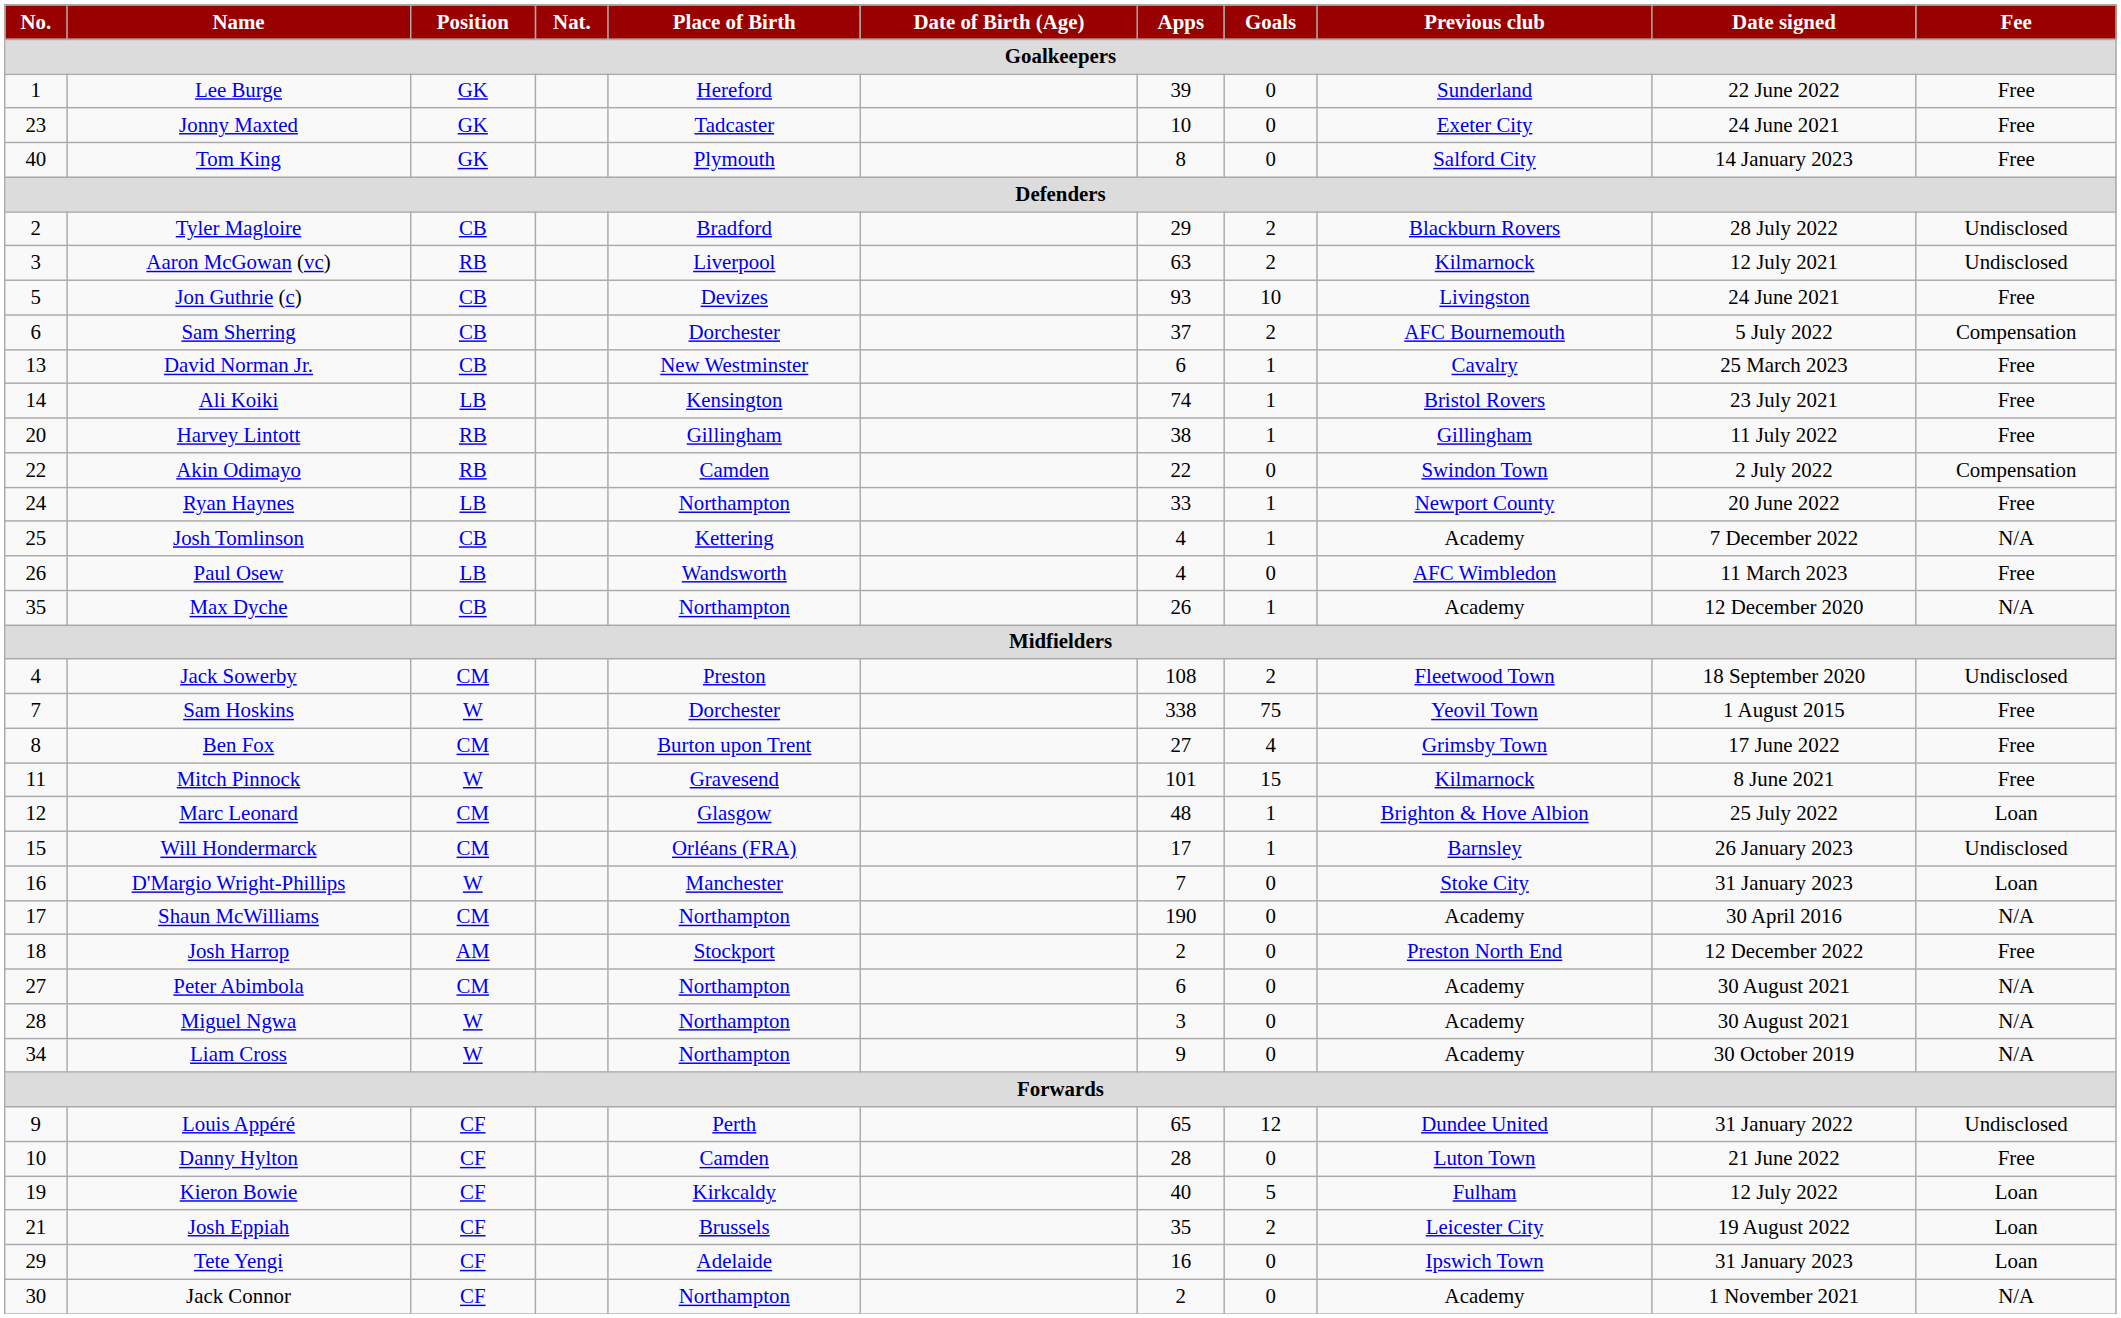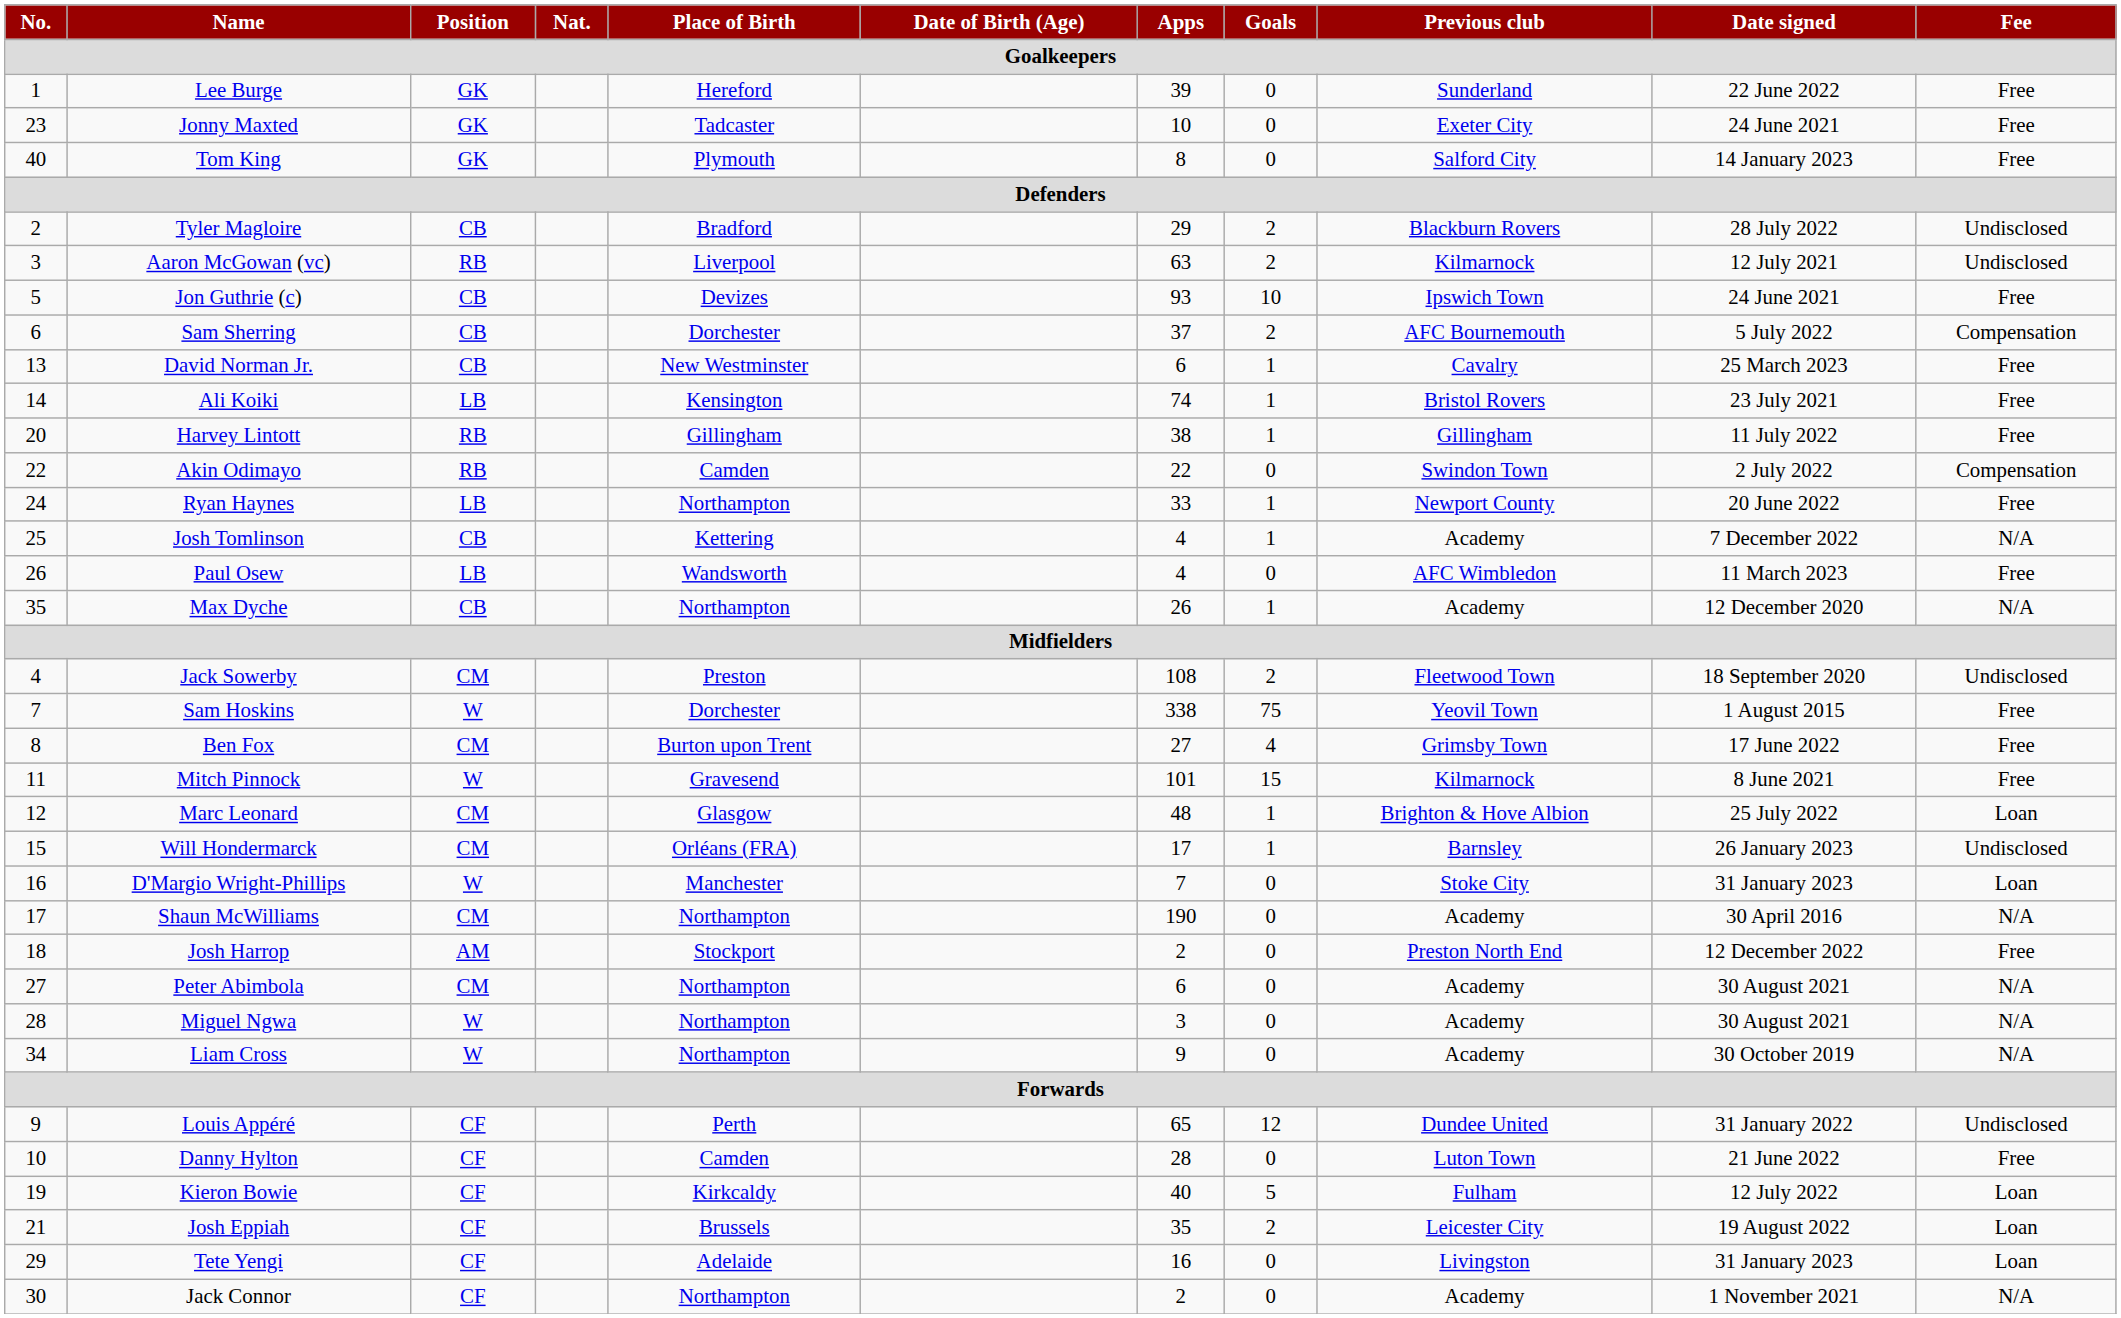(1485, 297) Livingston -> (1485, 297) Ipswich Town
(1485, 1261) Ipswich Town -> (1485, 1261) Livingston
